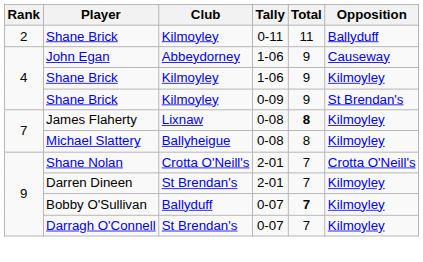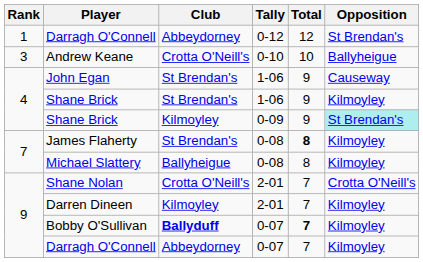+ row: (101, 36)
- row: (82, 36)
+ row: (90, 57)
(201, 57) Abbeydorney -> (200, 78) St Brendan's
(190, 78) Kilmoyley -> (200, 99) St Brendan's
(366, 99) no background -> (366, 120) paleturquoise background
(182, 120) Lixnaw -> (200, 141) St Brendan's
(200, 183) St Brendan's -> (190, 204) Kilmoyley
(187, 204) normal -> (190, 225) bold
(200, 225) St Brendan's -> (201, 246) Abbeydorney
